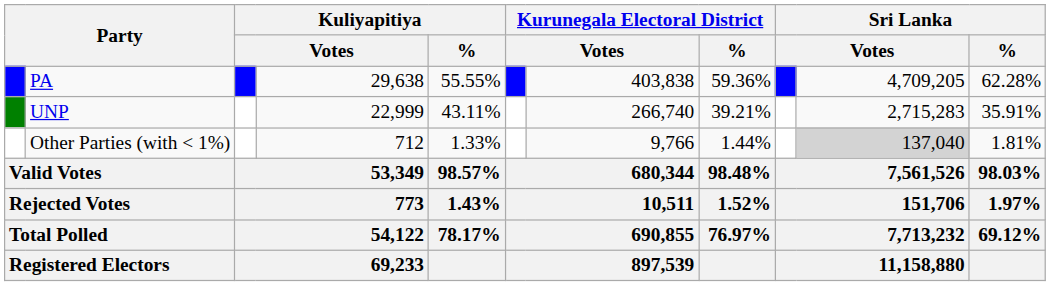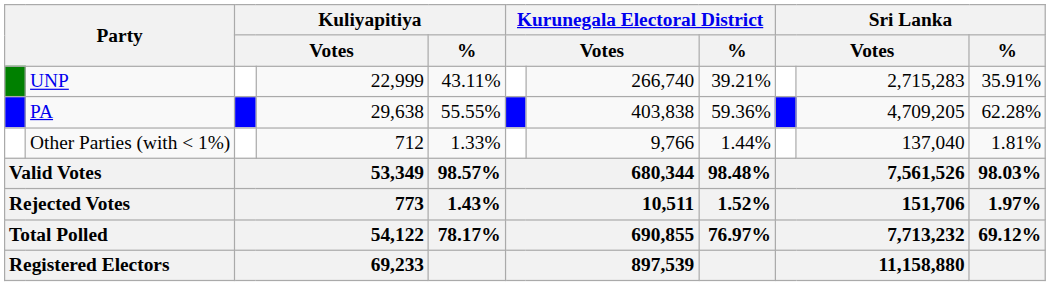rows swapped: (42, 81) <-> (49, 111)
(933, 142) lightgrey background -> (933, 142) no background
